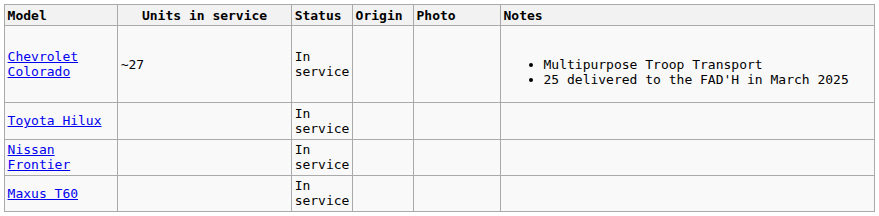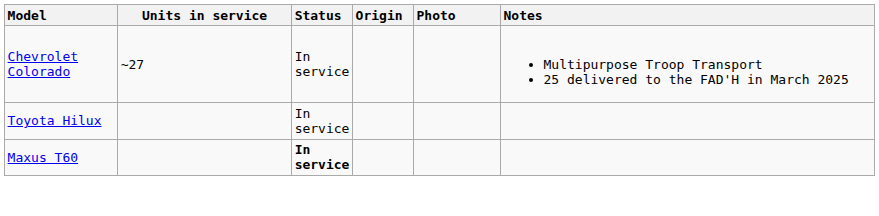- row: (39, 157)
(322, 193) normal -> (322, 157) bold
